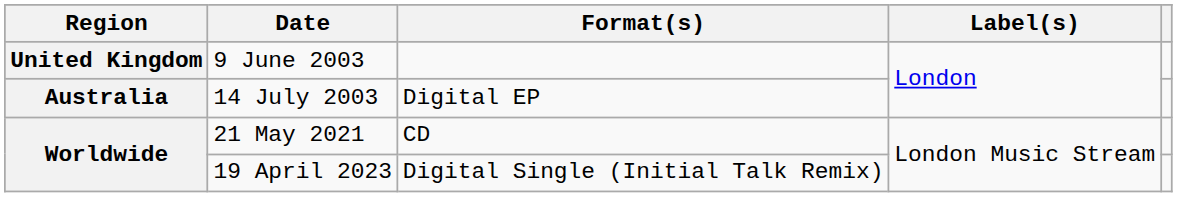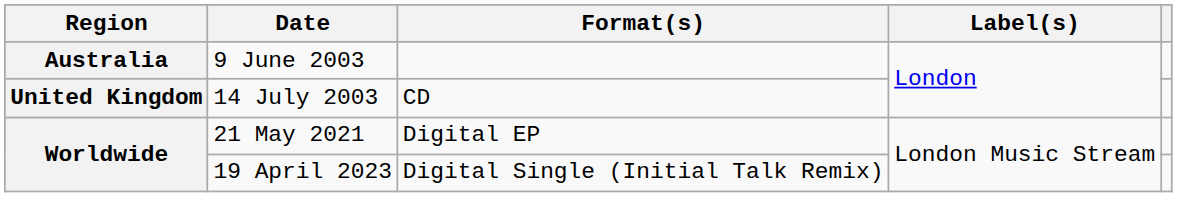(106, 61) United Kingdom -> (106, 61) Australia
(106, 98) Australia -> (106, 98) United Kingdom
(471, 98) Digital EP -> (417, 98) CD
(417, 135) CD -> (471, 135) Digital EP
